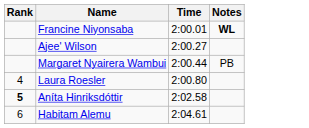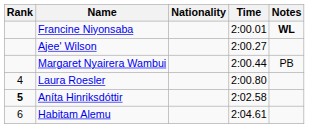+ column: (199, 13)
